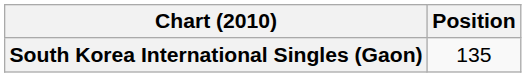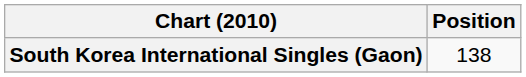(474, 54) 135 -> (474, 54) 138
